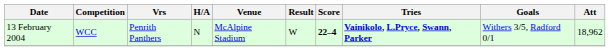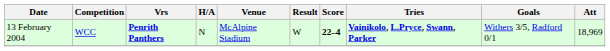(145, 32) normal -> (146, 32) bold
(590, 32) 18,962 -> (590, 32) 18,969
